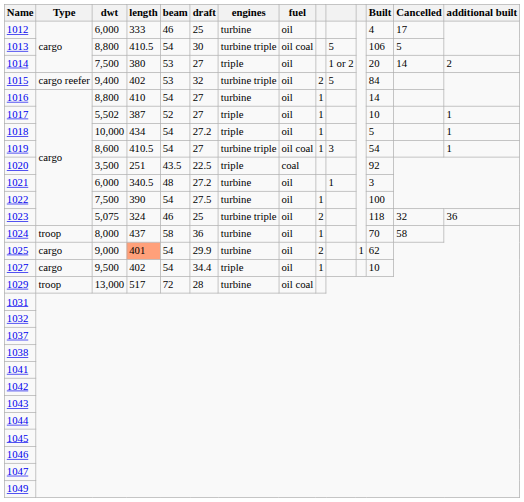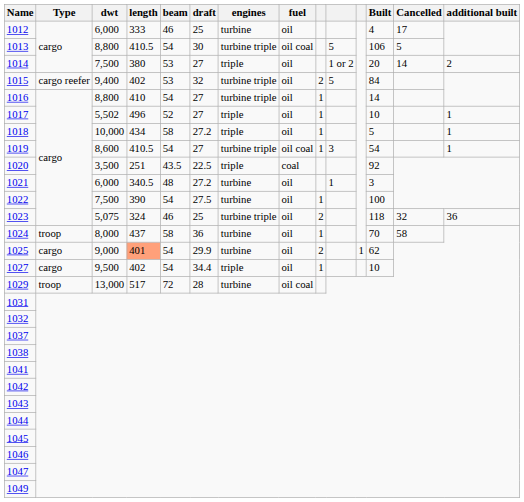(236, 98) turbine -> (249, 98) turbine triple
(137, 115) 387 -> (137, 115) 496
(168, 132) 54 -> (168, 132) 58
